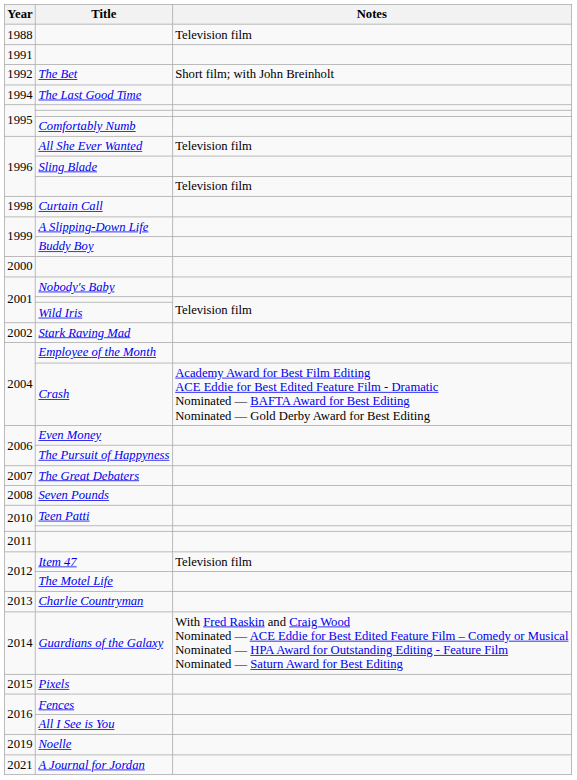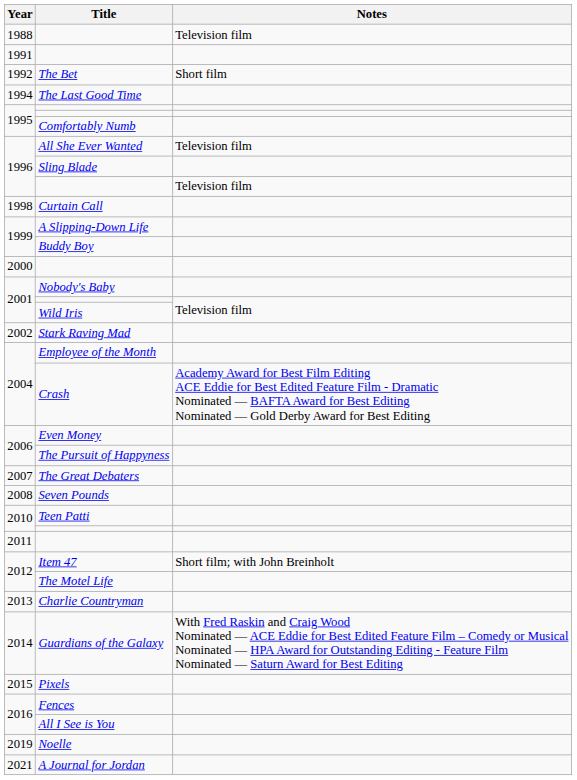(255, 74) Short film; with John Breinholt -> (201, 74) Short film
(214, 561) Television film -> (255, 561) Short film; with John Breinholt
